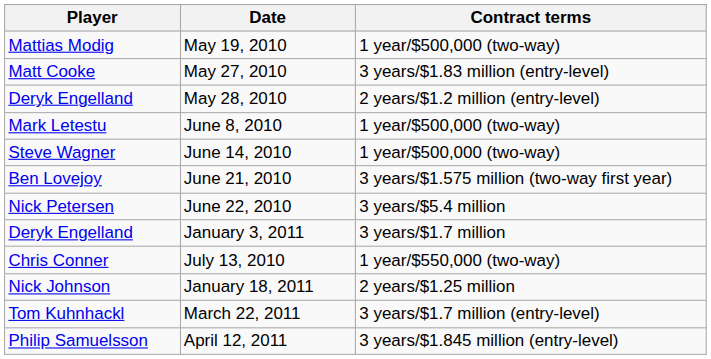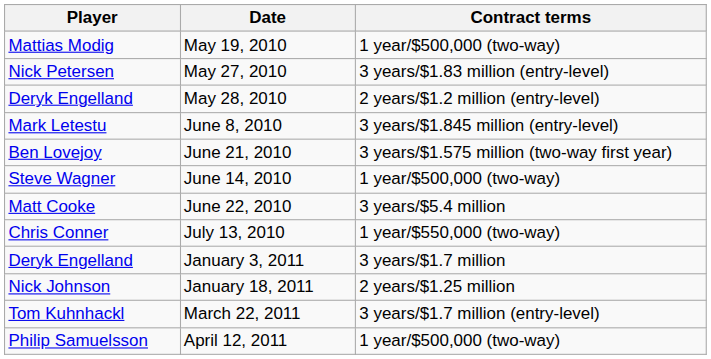(52, 71) Matt Cooke -> (61, 71) Nick Petersen
(460, 125) 1 year/$500,000 (two-way) -> (489, 125) 3 years/$1.845 million (entry-level)
rows swapped: (238, 152) <-> (238, 179)
(61, 206) Nick Petersen -> (52, 206) Matt Cooke
rows swapped: (234, 260) <-> (244, 233)
(489, 340) 3 years/$1.845 million (entry-level) -> (460, 340) 1 year/$500,000 (two-way)
